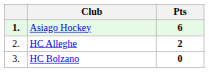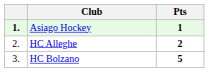(180, 28) 6 -> (180, 28) 1
(180, 59) 0 -> (180, 59) 5
